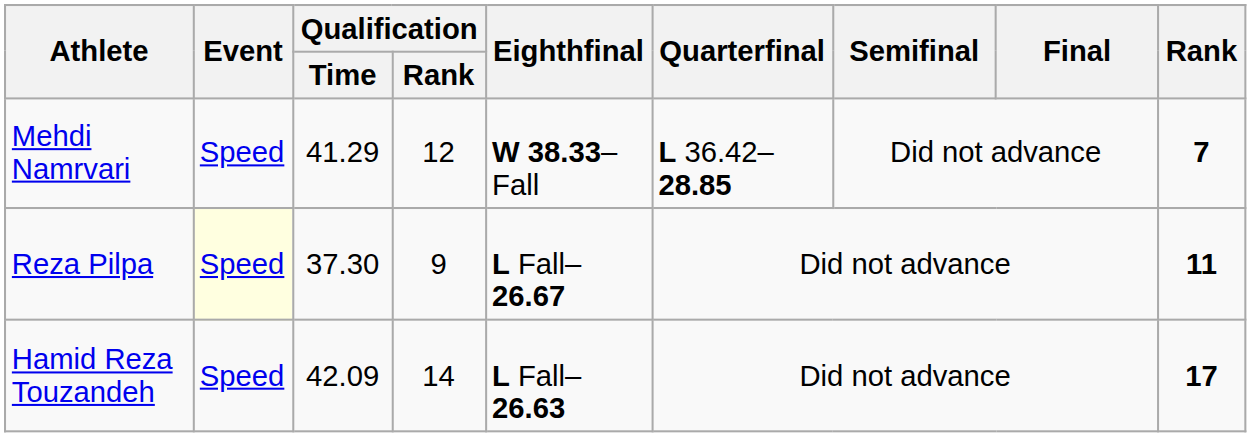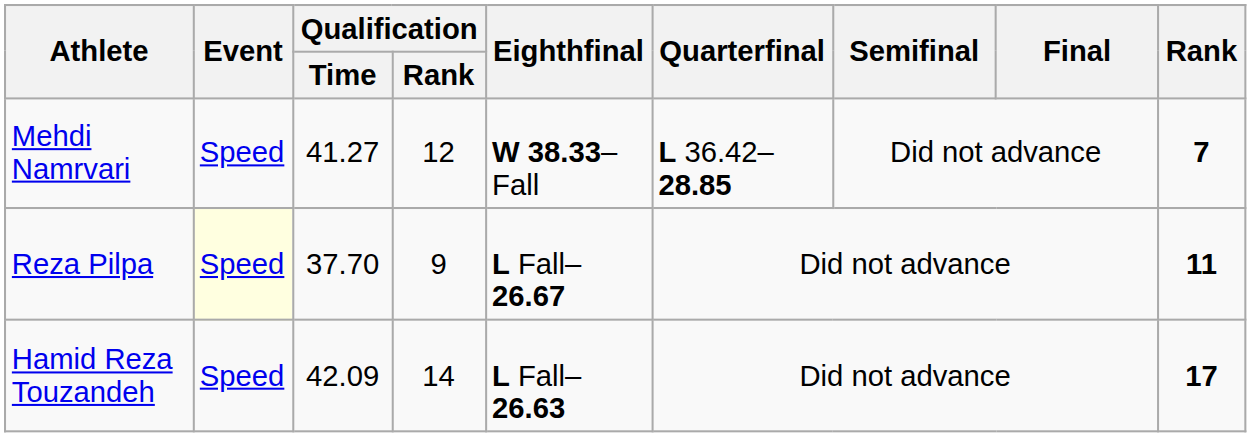(343, 153) 41.29 -> (343, 153) 41.27
(343, 264) 37.30 -> (343, 264) 37.70
